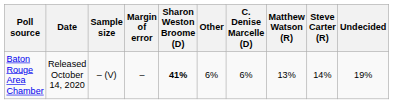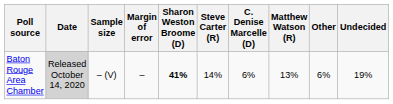columns swapped: (322, 28) <-> (212, 28)
(67, 75) no background -> (67, 75) lightgrey background
